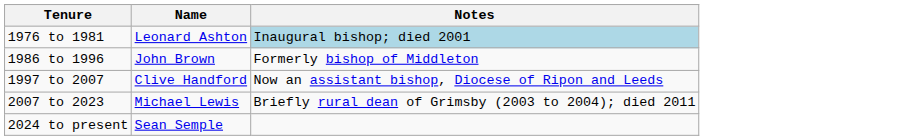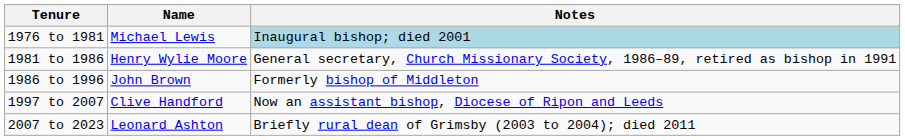(191, 37) Leonard Ashton -> (163, 37) Michael Lewis
+ row: (56, 59)
(187, 103) Michael Lewis -> (167, 125) Leonard Ashton
- row: (68, 125)
